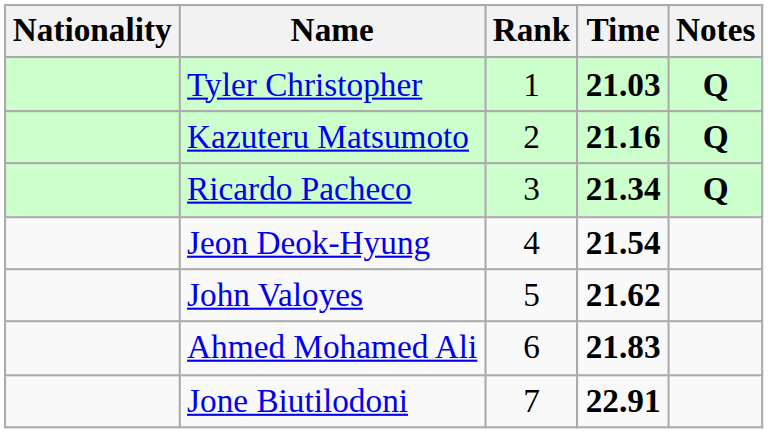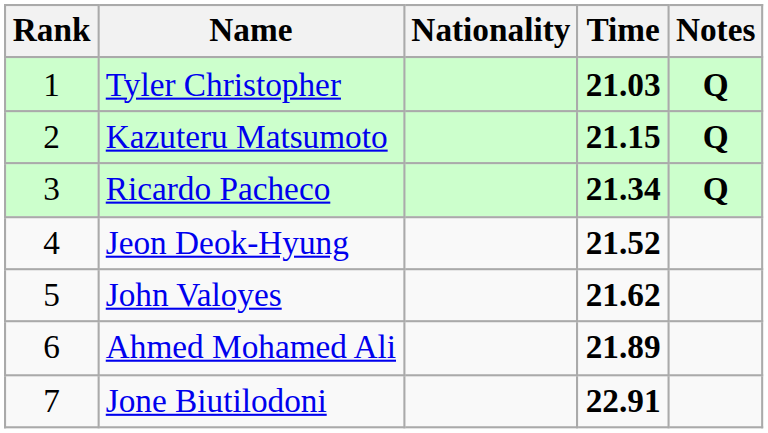columns swapped: (532, 30) <-> (92, 30)
(623, 136) 21.16 -> (623, 136) 21.15
(623, 242) 21.54 -> (623, 242) 21.52
(623, 347) 21.83 -> (623, 347) 21.89
